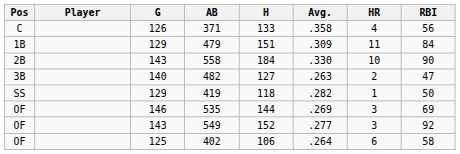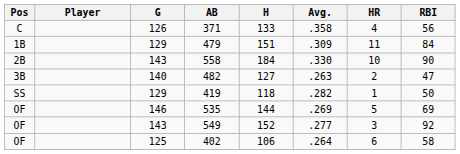(374, 109) 3 -> (374, 109) 5
